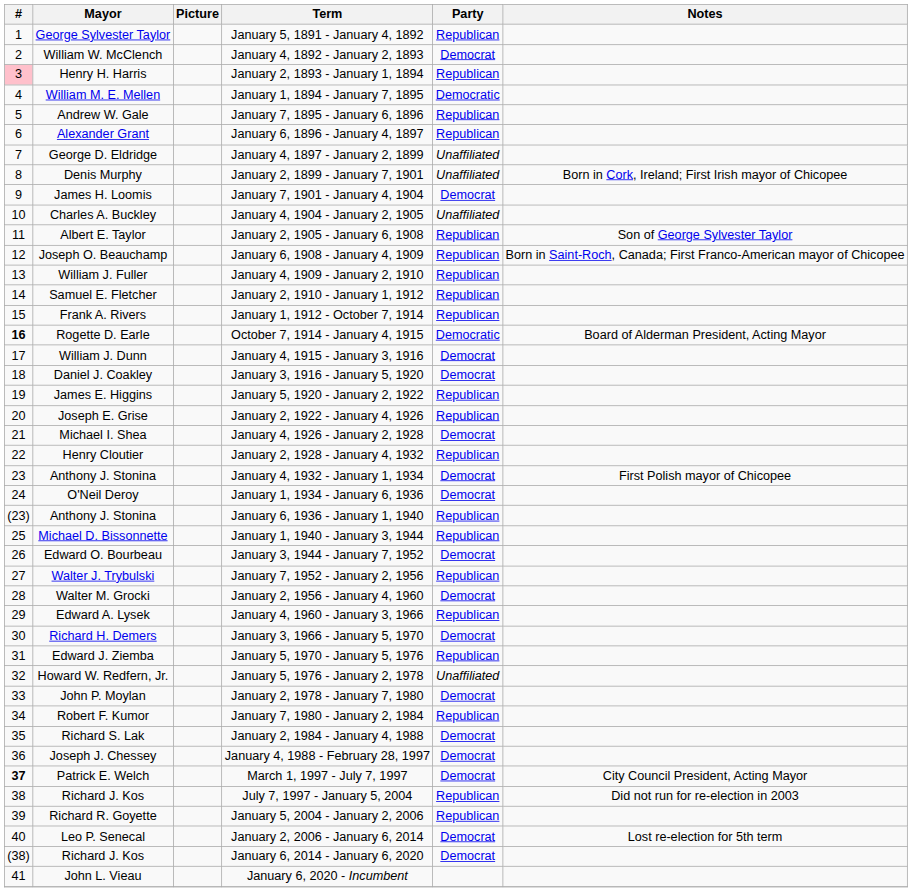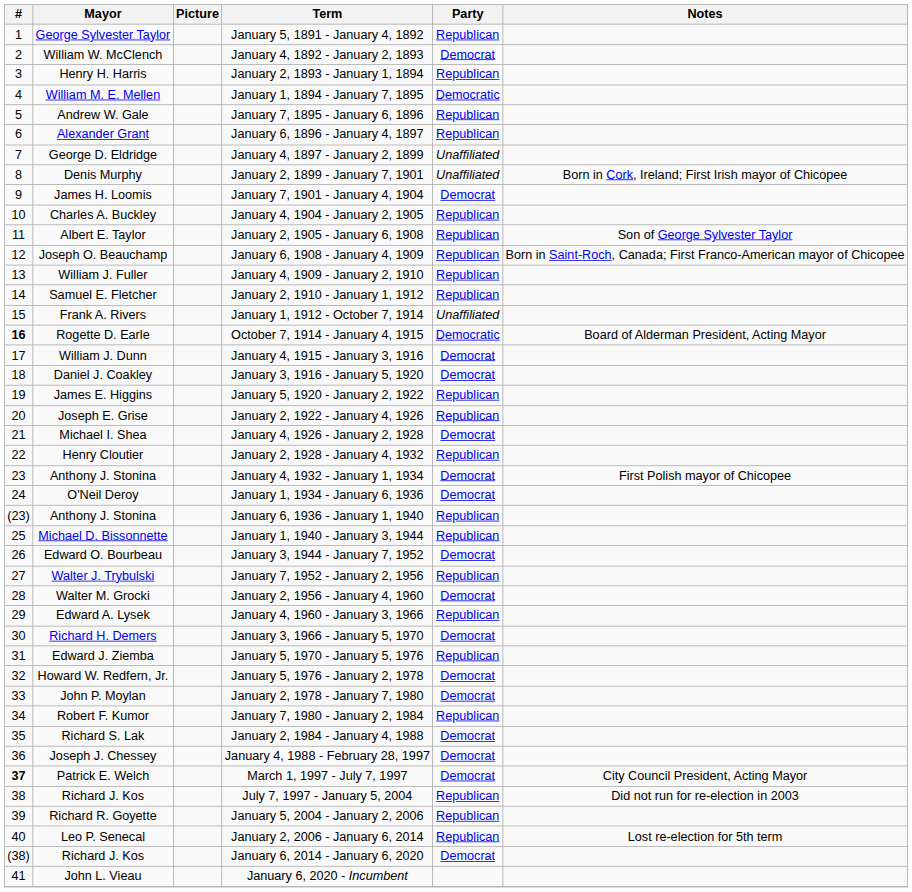(19, 74) pink background -> (19, 74) no background
(468, 214) Unaffiliated -> (468, 214) Republican
(468, 315) Republican -> (468, 315) Unaffiliated
(468, 676) Unaffiliated -> (468, 676) Democrat
(468, 836) Democrat -> (468, 836) Republican
